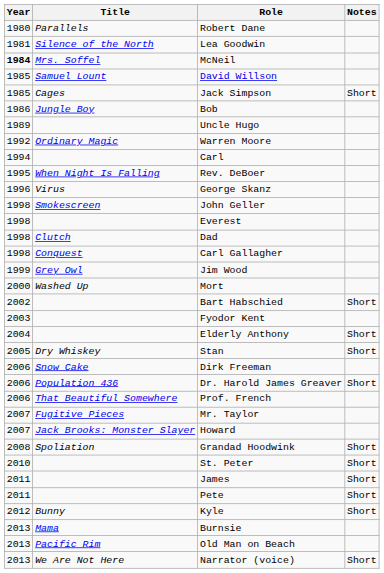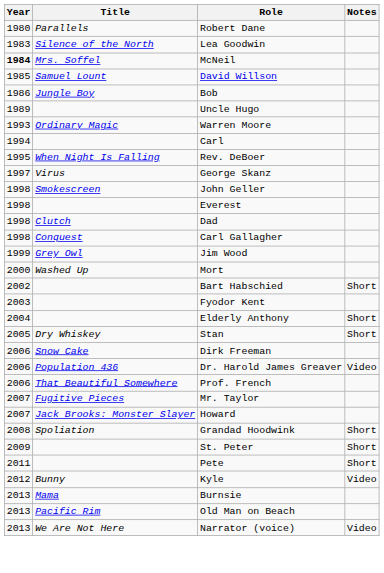(19, 45) 1981 -> (19, 45) 1983
- row: (236, 93)
(19, 141) 1992 -> (19, 125) 1993
(19, 190) 1996 -> (19, 173) 1997
(362, 383) Short -> (362, 367) Video
(19, 463) 2010 -> (19, 447) 2009
- row: (215, 479)
(362, 512) Short -> (362, 479) Video
(362, 560) Short -> (362, 528) Video
